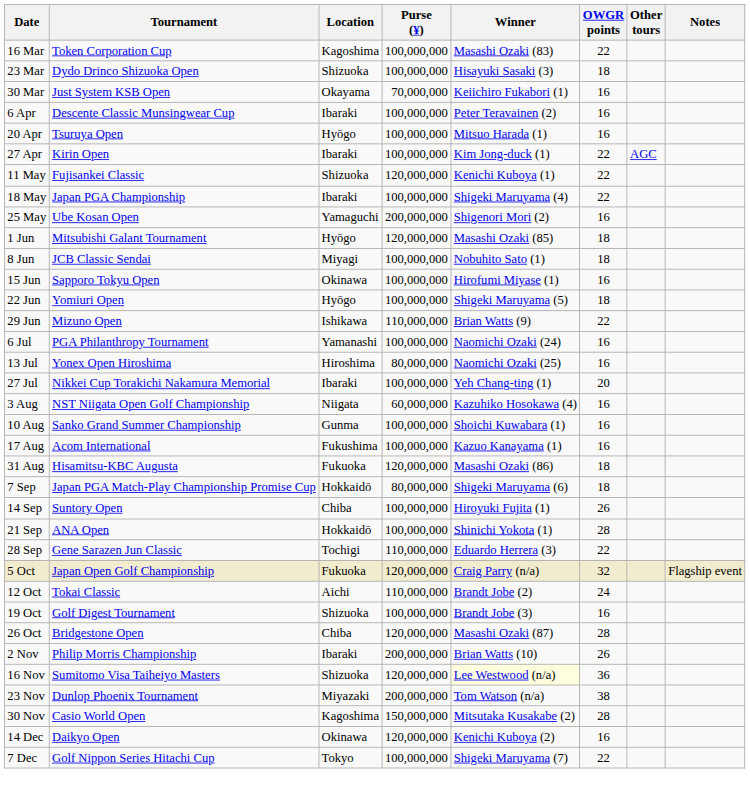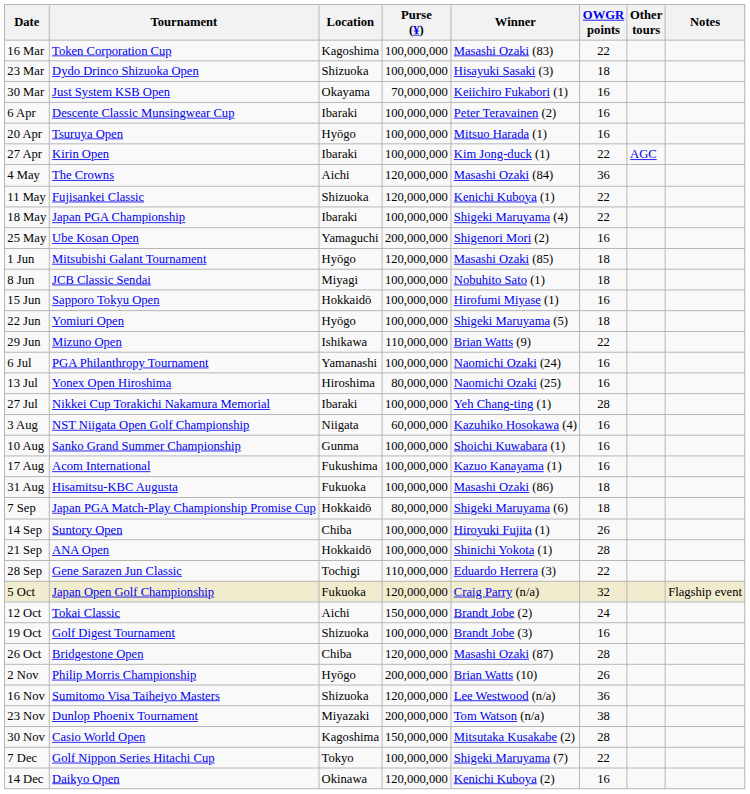+ row: (24, 175)
(344, 279) Okinawa -> (346, 300) Hokkaidō
(604, 383) 20 -> (604, 404) 28
(416, 466) 120,000,000 -> (416, 487) 100,000,000
(417, 591) 110,000,000 -> (416, 612) 150,000,000
(339, 654) Ibaraki -> (339, 674) Hyōgo
(505, 674) lightyellow background -> (505, 695) no background
rows swapped: (22, 758) <-> (25, 737)
